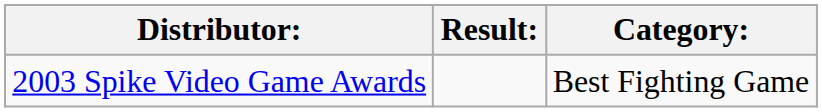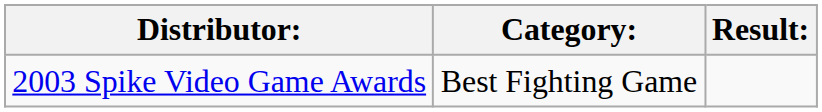columns swapped: (681, 29) <-> (489, 29)
